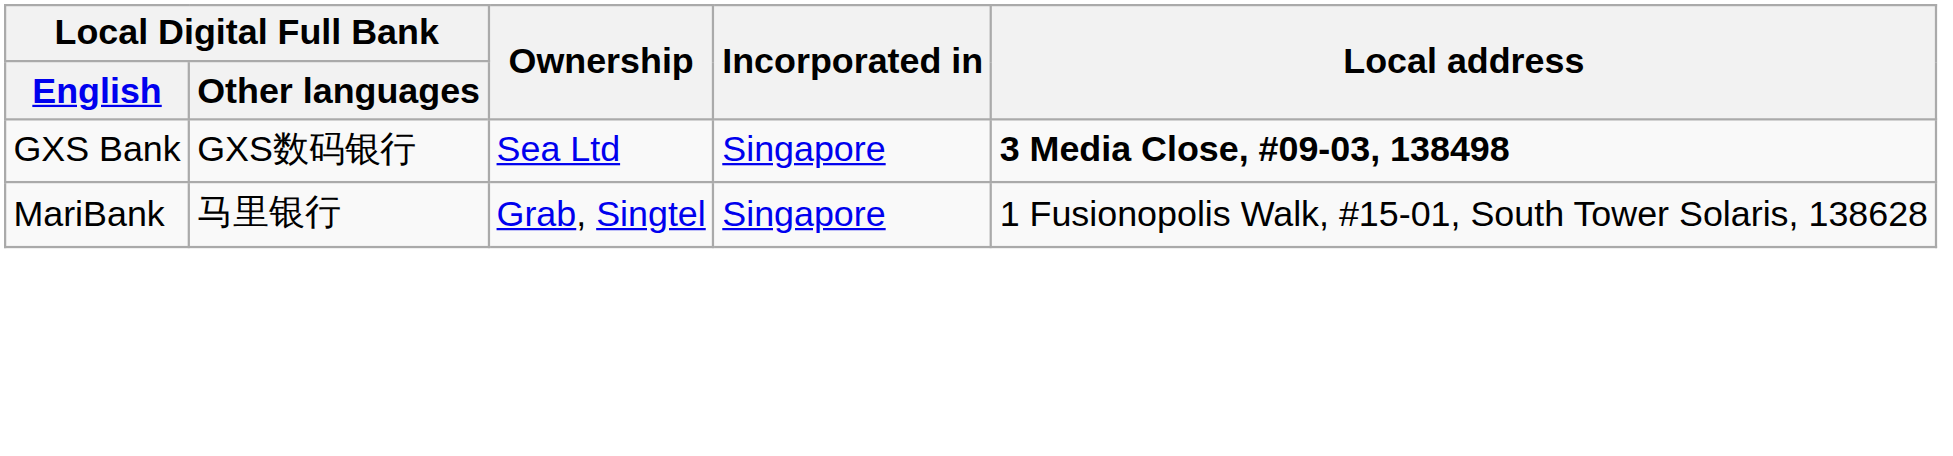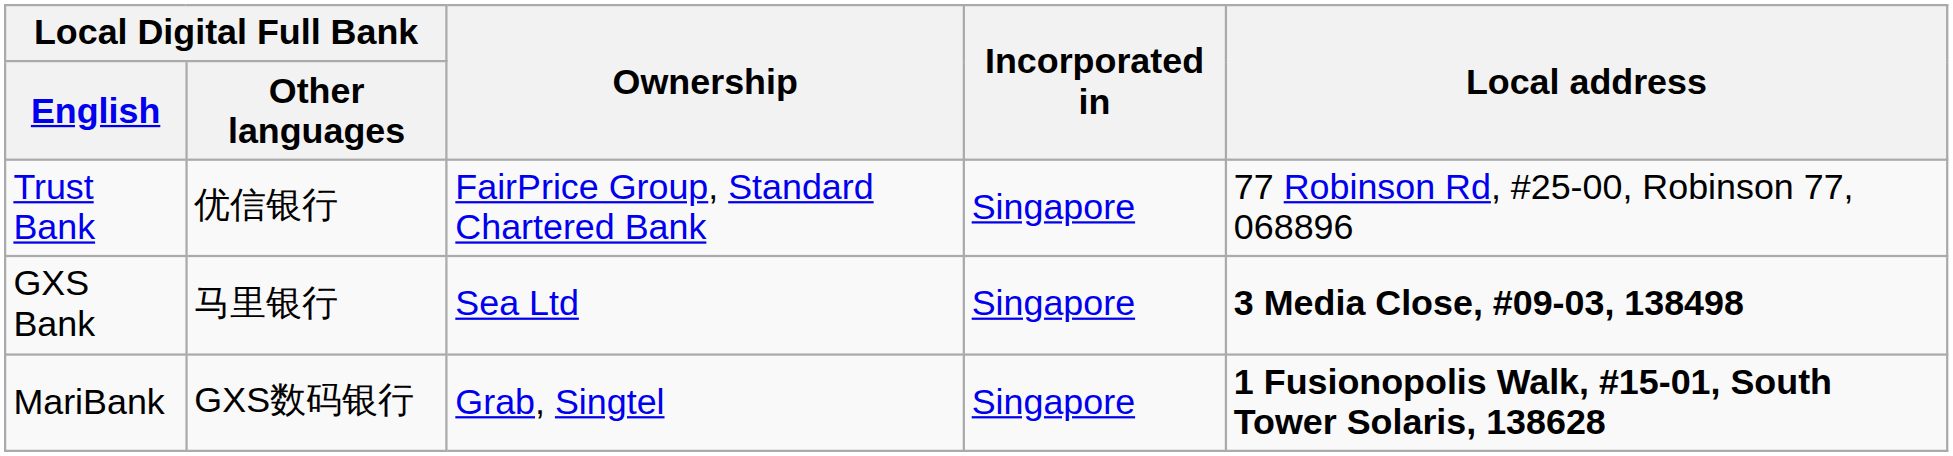+ row: (54, 207)
(307, 148) GXS数码银行 -> (266, 303) 马里银行
(269, 212) 马里银行 -> (304, 400) GXS数码银行
(1464, 213) normal -> (1533, 401) bold
